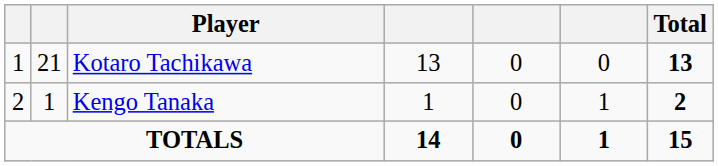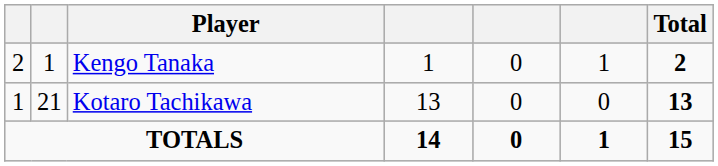rows swapped: (162, 62) <-> (143, 101)
